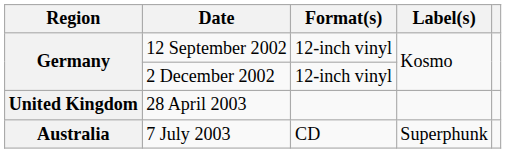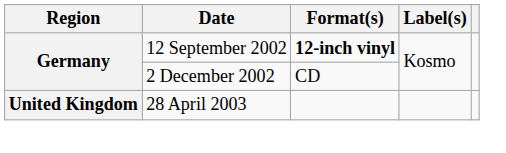(344, 47) normal -> (345, 47) bold
(344, 76) 12-inch vinyl -> (308, 76) CD
- row: (188, 133)
